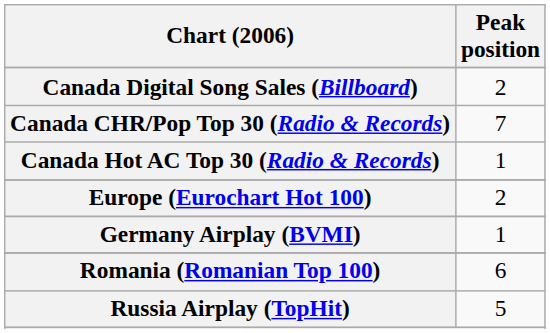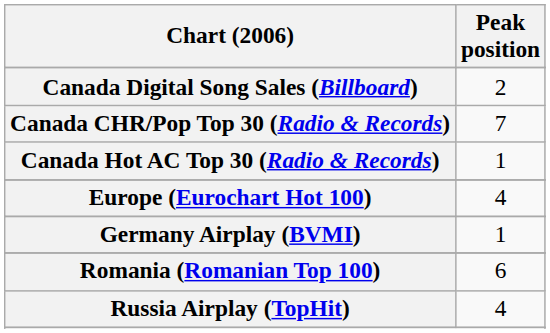(501, 197) 2 -> (501, 197) 4
(501, 308) 5 -> (501, 308) 4
